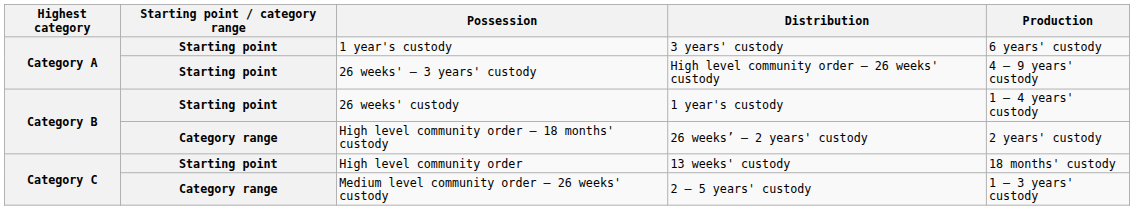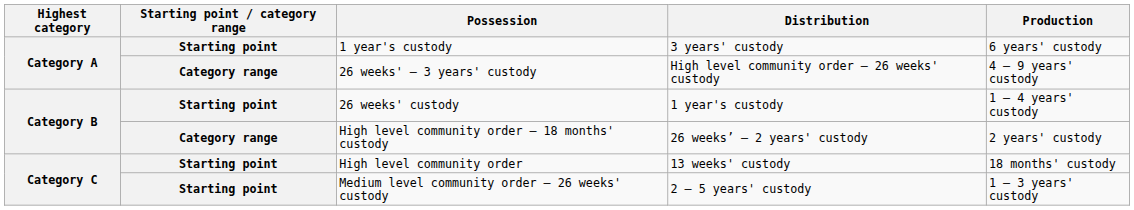(228, 72) Starting point -> (228, 72) Category range
(228, 189) Category range -> (228, 189) Starting point
